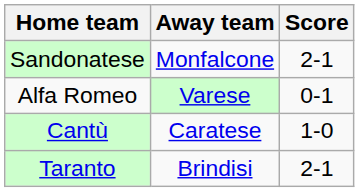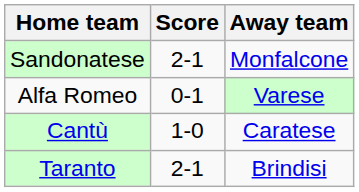columns swapped: (317, 22) <-> (215, 22)
